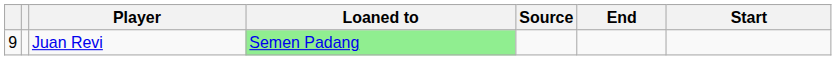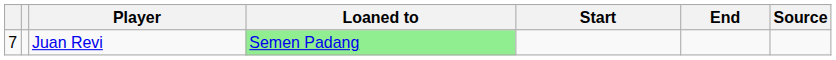columns swapped: (749, 17) <-> (546, 17)
(13, 43) 9 -> (13, 43) 7
